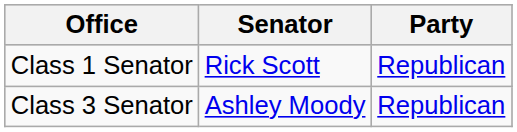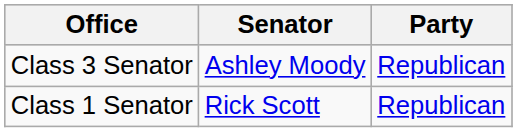rows swapped: (102, 65) <-> (102, 106)
